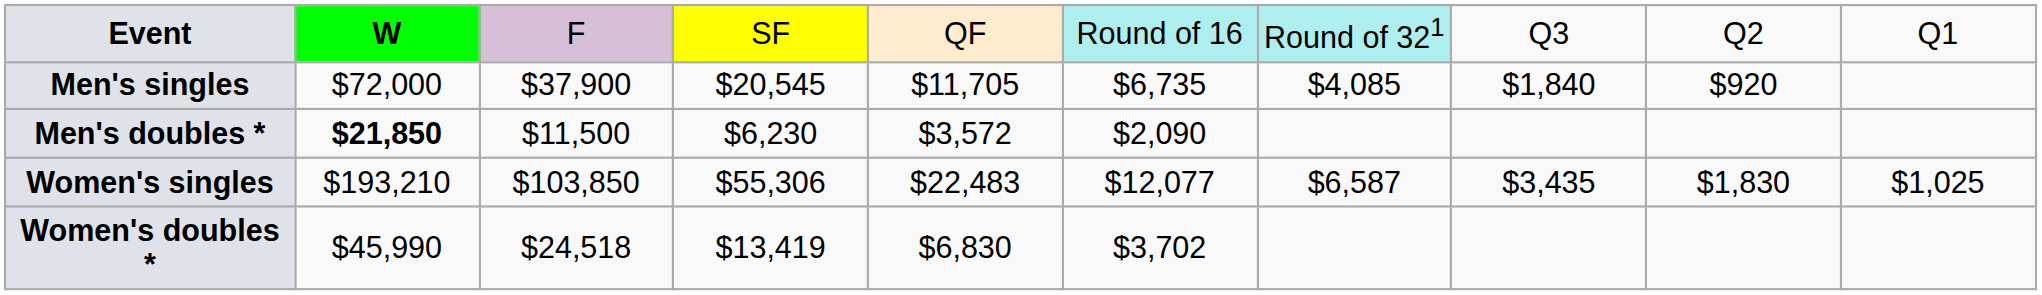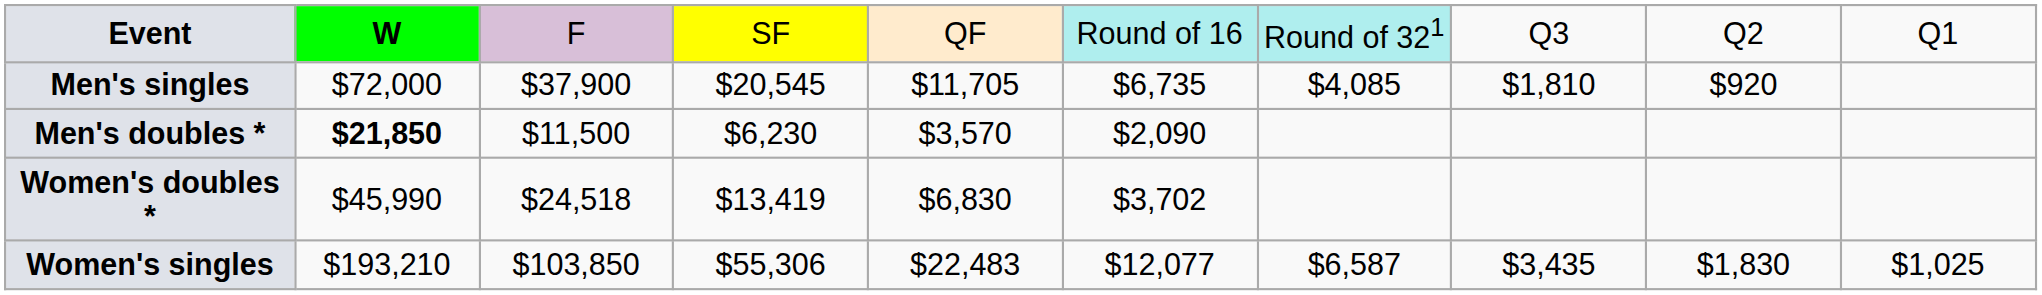(1549, 86) $1,840 -> (1549, 86) $1,810
(965, 134) $3,572 -> (965, 134) $3,570
rows swapped: (150, 182) <-> (150, 247)
